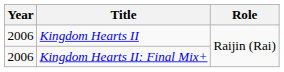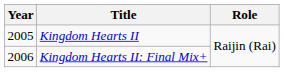(21, 35) 2006 -> (21, 35) 2005
